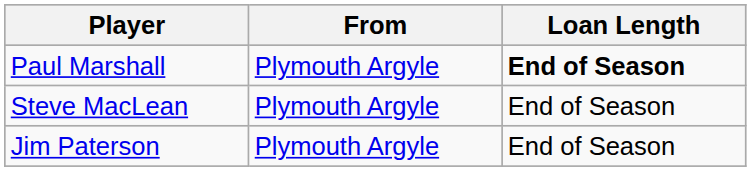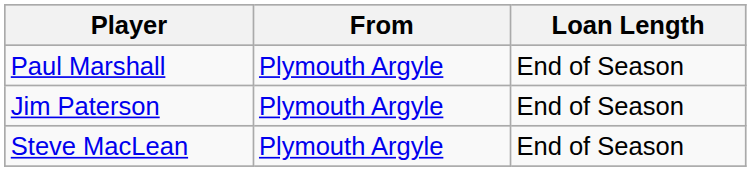(596, 66) bold -> (600, 66) normal
rows swapped: (99, 106) <-> (85, 147)
